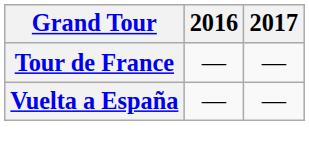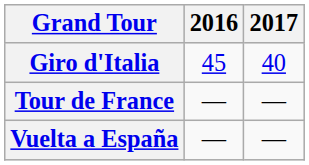+ row: (94, 62)
